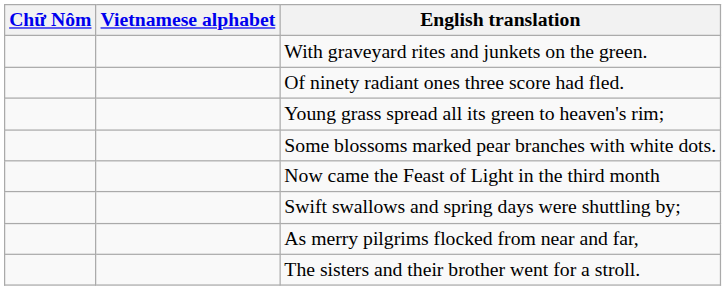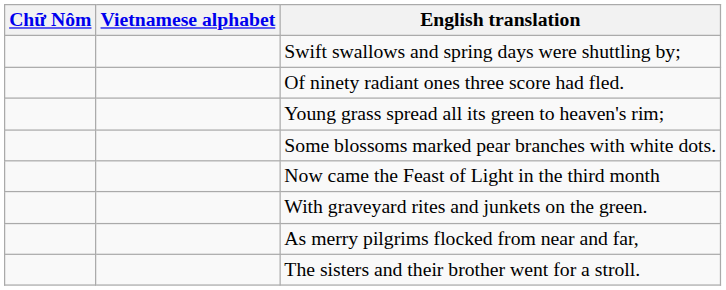rows swapped: (483, 207) <-> (466, 51)
